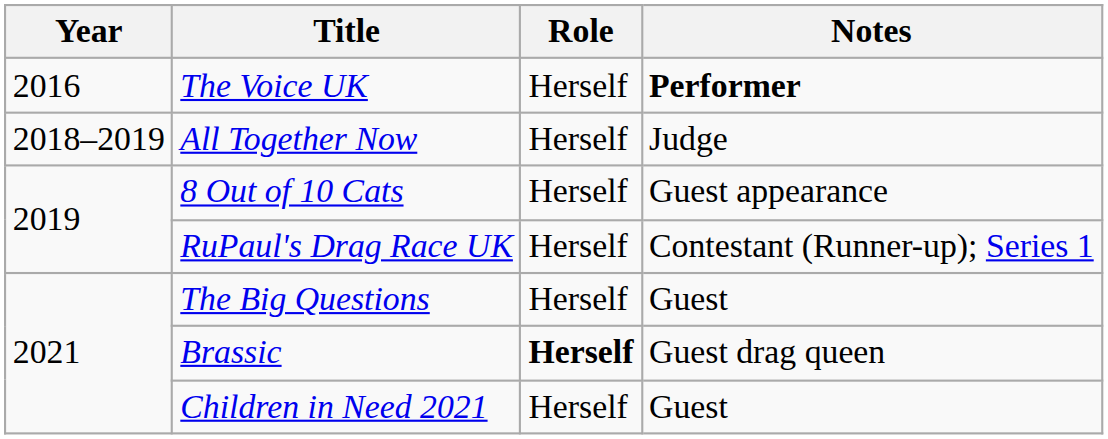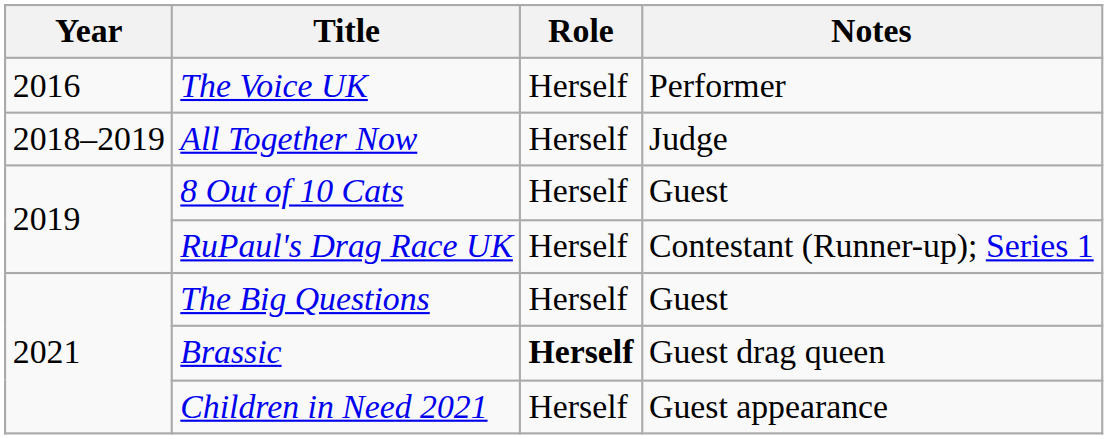(725, 84) bold -> (717, 84) normal
(768, 191) Guest appearance -> (688, 191) Guest
(688, 406) Guest -> (768, 406) Guest appearance
